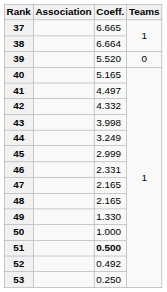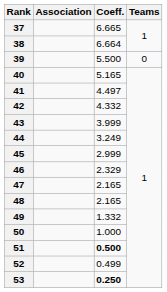(109, 59) 5.520 -> (109, 59) 5.500
(109, 122) 3.998 -> (109, 122) 3.999
(109, 169) 2.331 -> (109, 169) 2.329
(109, 216) 1.330 -> (109, 216) 1.332
(109, 264) 0.492 -> (109, 264) 0.499
(109, 279) normal -> (109, 279) bold
